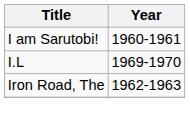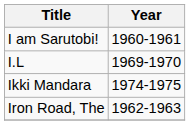+ row: (49, 85)
